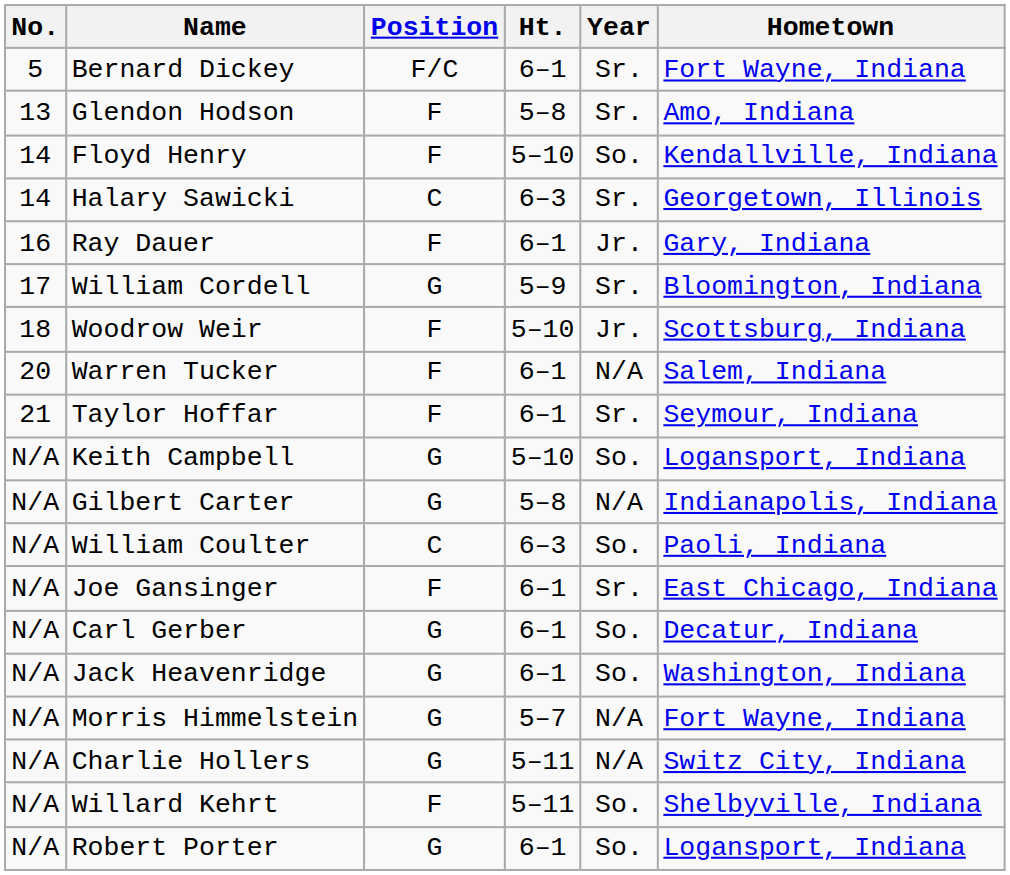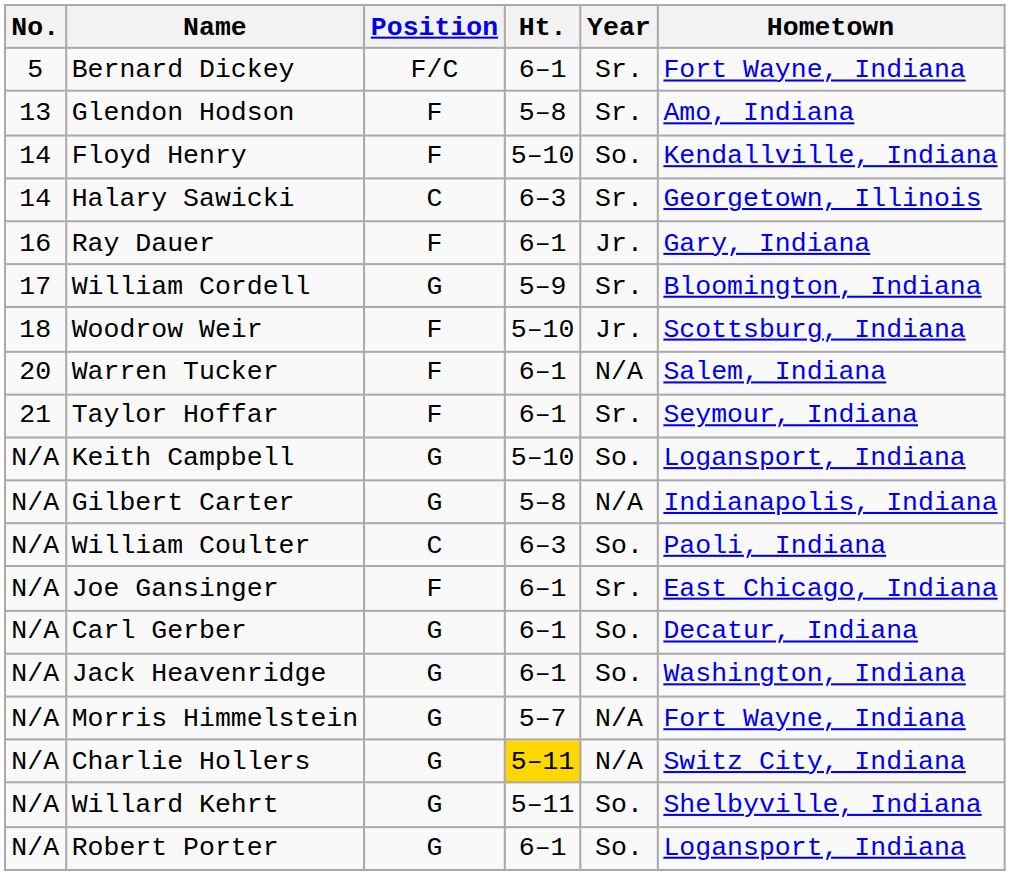(543, 761) no background -> (543, 761) gold background
(434, 805) F -> (434, 805) G
